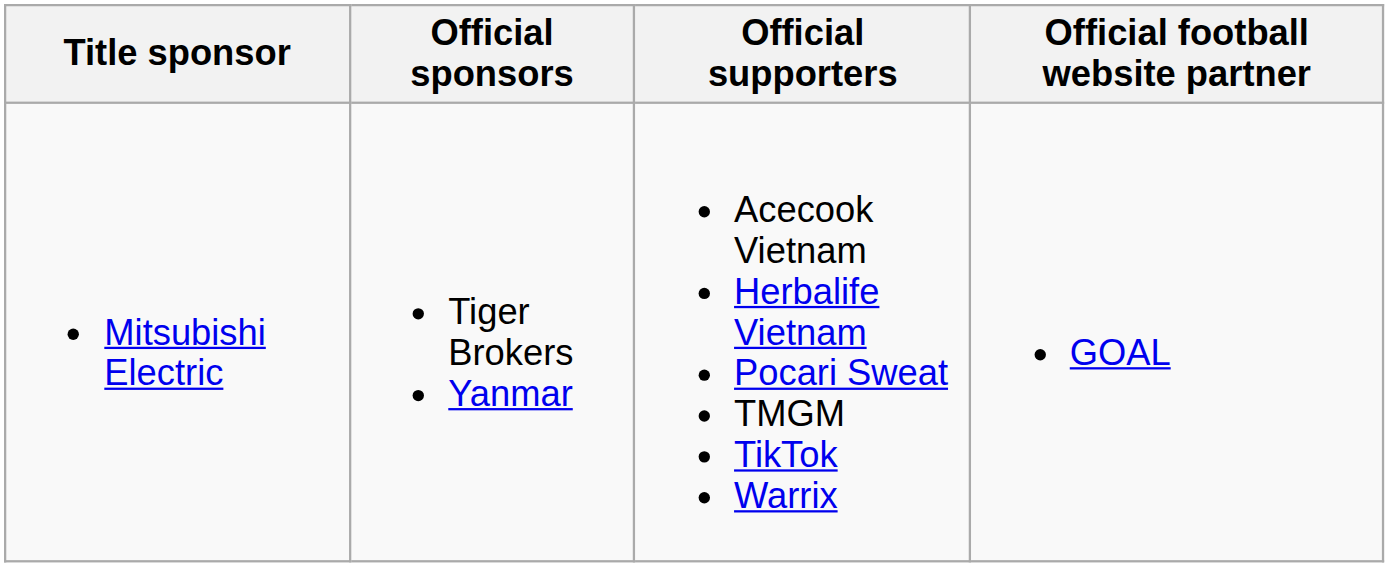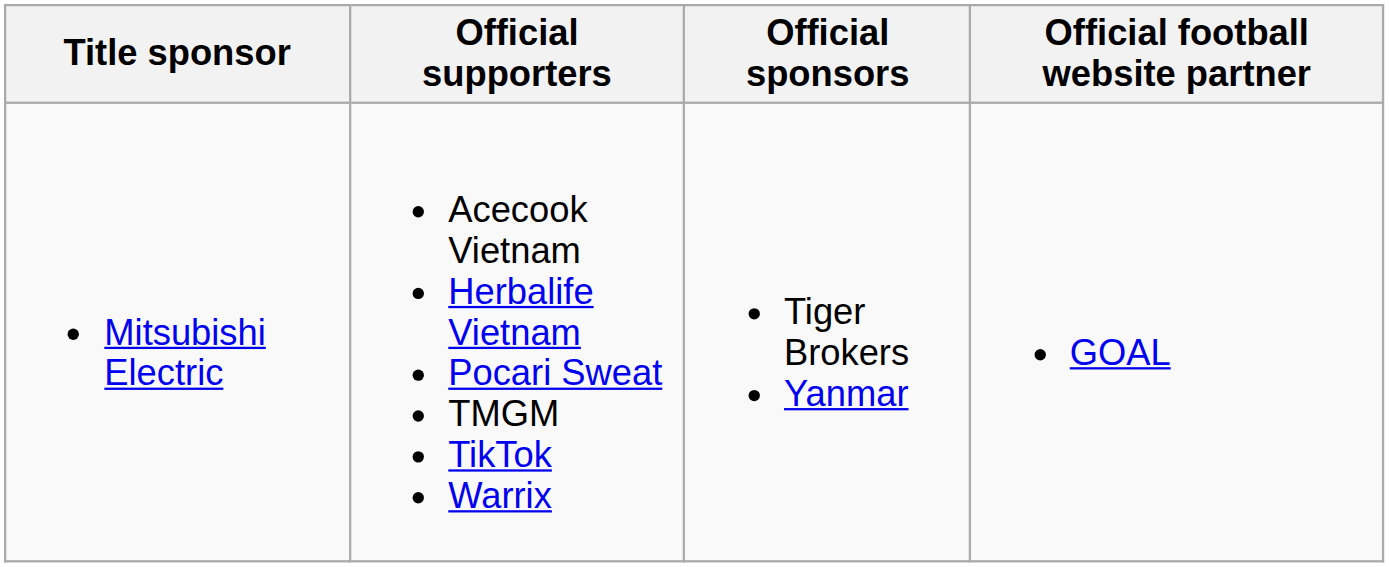columns swapped: (492, 53) <-> (803, 53)
